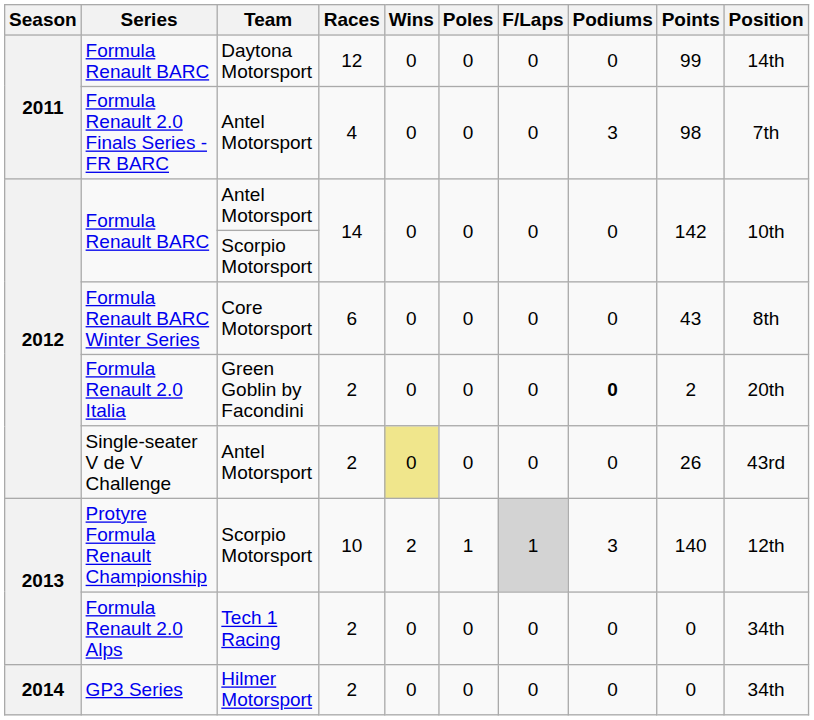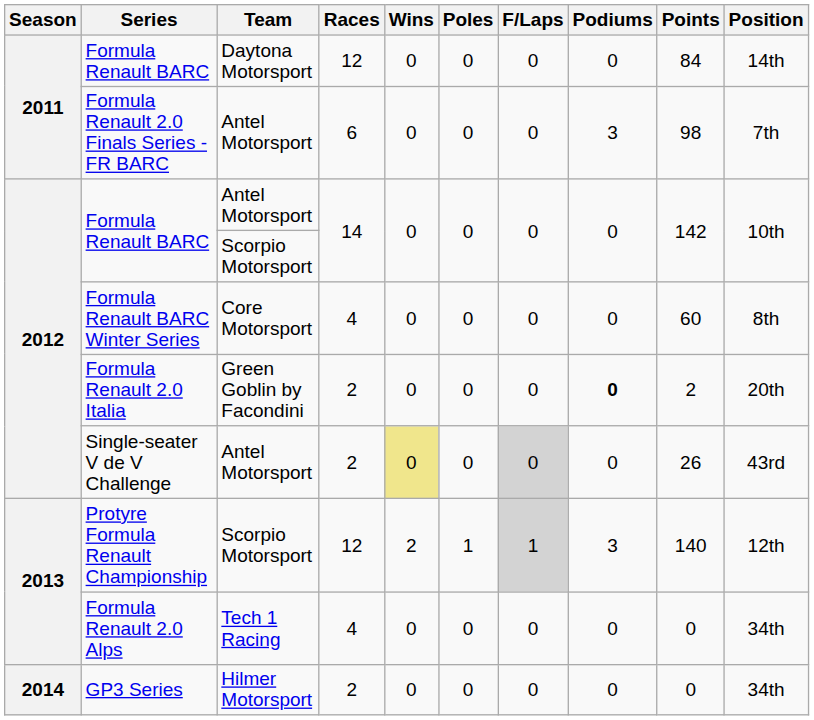(691, 61) 99 -> (691, 61) 84
(352, 133) 4 -> (352, 133) 6
(352, 318) 6 -> (352, 318) 4
(691, 318) 43 -> (691, 318) 60
(533, 463) no background -> (533, 463) lightgrey background
(352, 545) 10 -> (352, 545) 12
(352, 628) 2 -> (352, 628) 4
